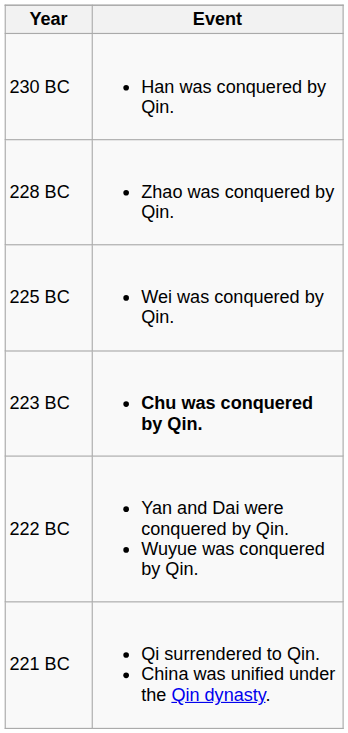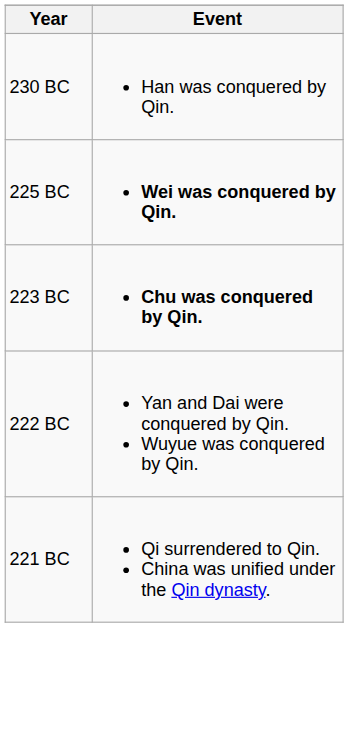- row: (40, 192)
(217, 308) normal -> (217, 202) bold
